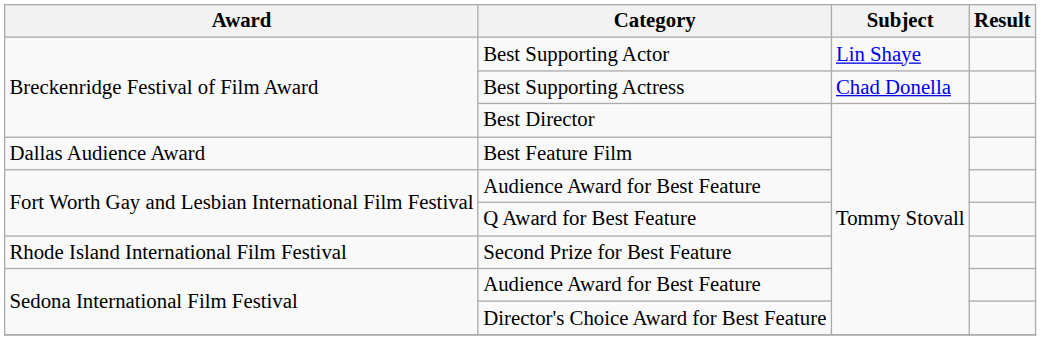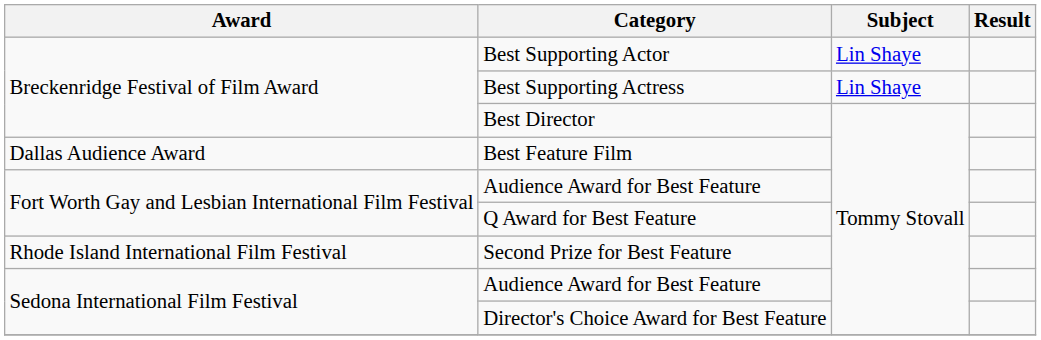(893, 86) Chad Donella -> (878, 86) Lin Shaye
